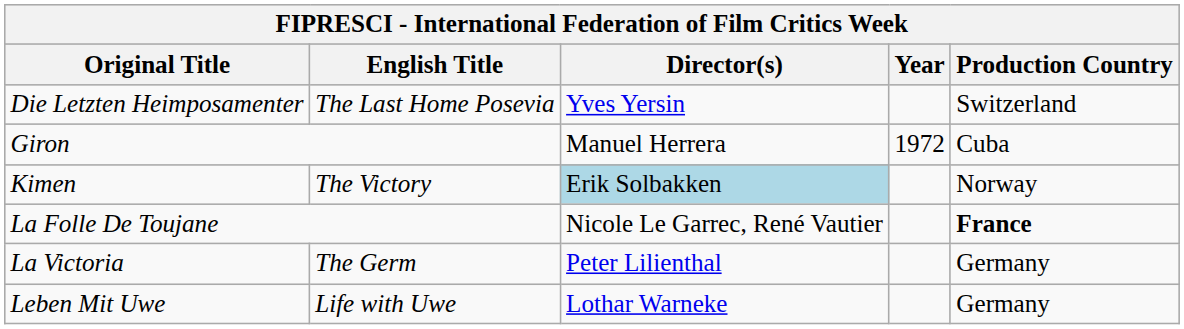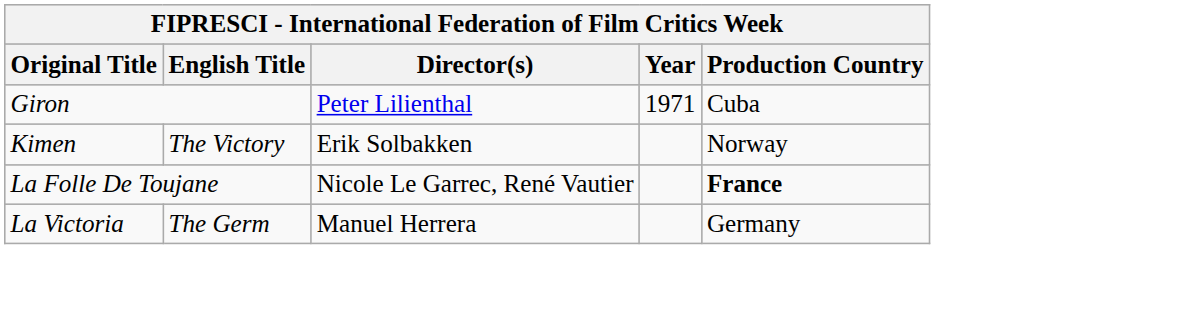- row: (157, 104)
(646, 143) Manuel Herrera -> (394, 104) Peter Lilienthal
(920, 143) 1972 -> (670, 104) 1971
(644, 183) lightblue background -> (394, 143) no background
(644, 263) Peter Lilienthal -> (397, 223) Manuel Herrera
- row: (88, 303)
